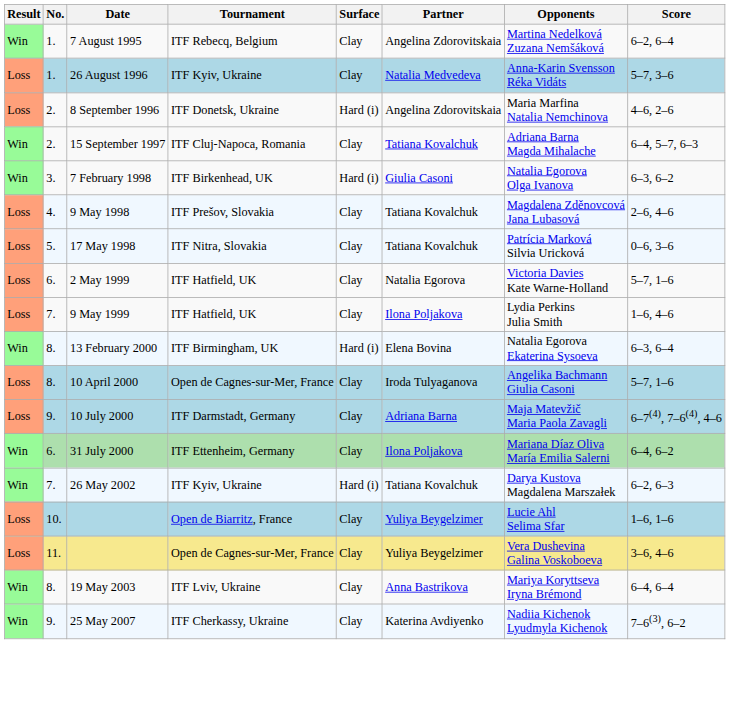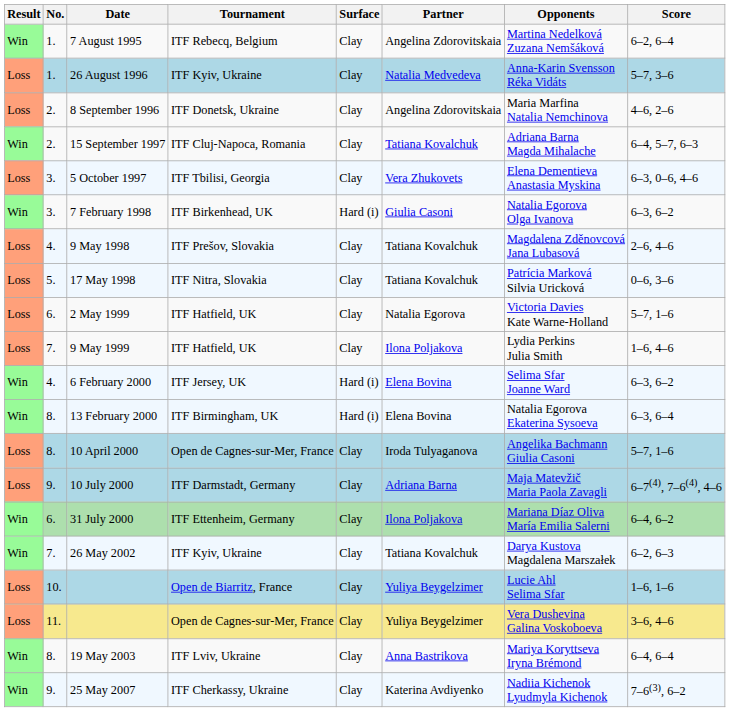(359, 109) Hard (i) -> (351, 109) Clay
+ row: (108, 177)
+ row: (111, 382)
(359, 484) Hard (i) -> (351, 552) Clay
